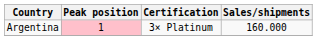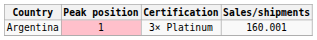(267, 28) 160.000 -> (267, 28) 160.001
